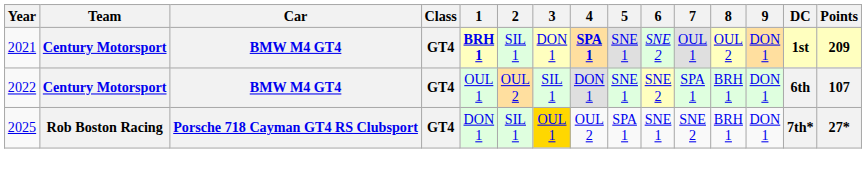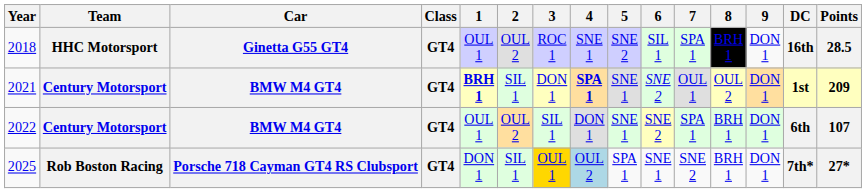+ row: (22, 47)
(589, 127) no background -> (589, 167) lightblue background
